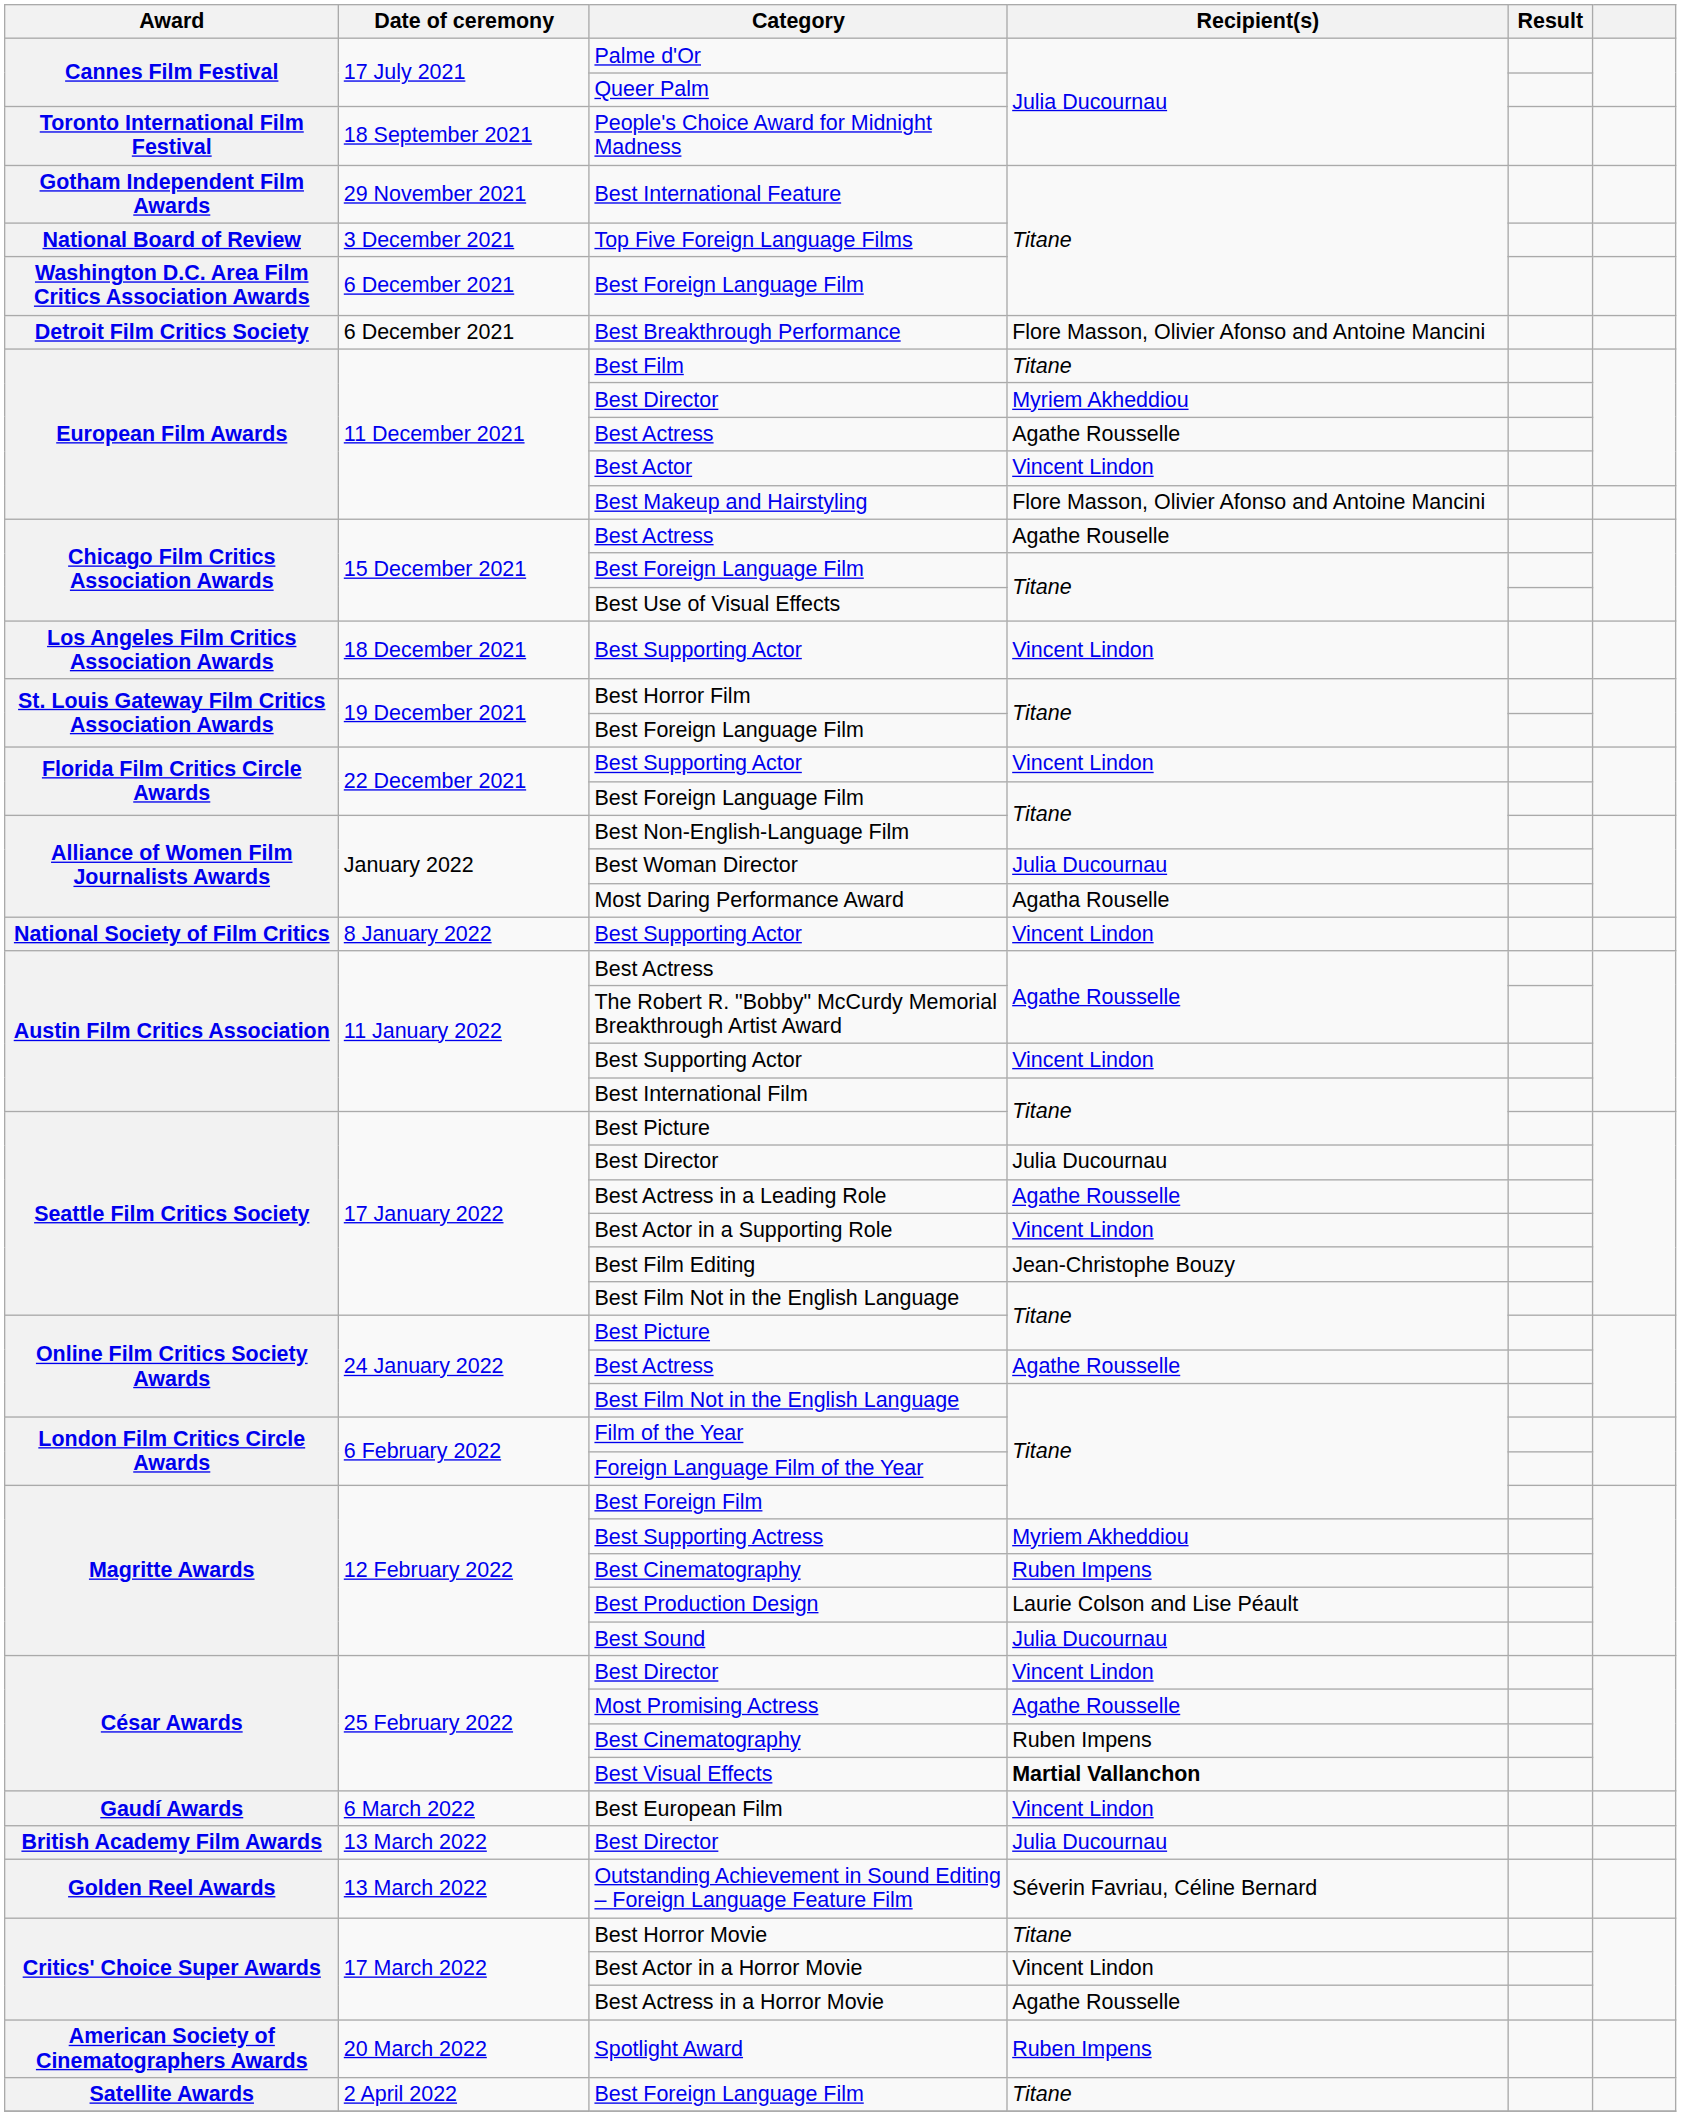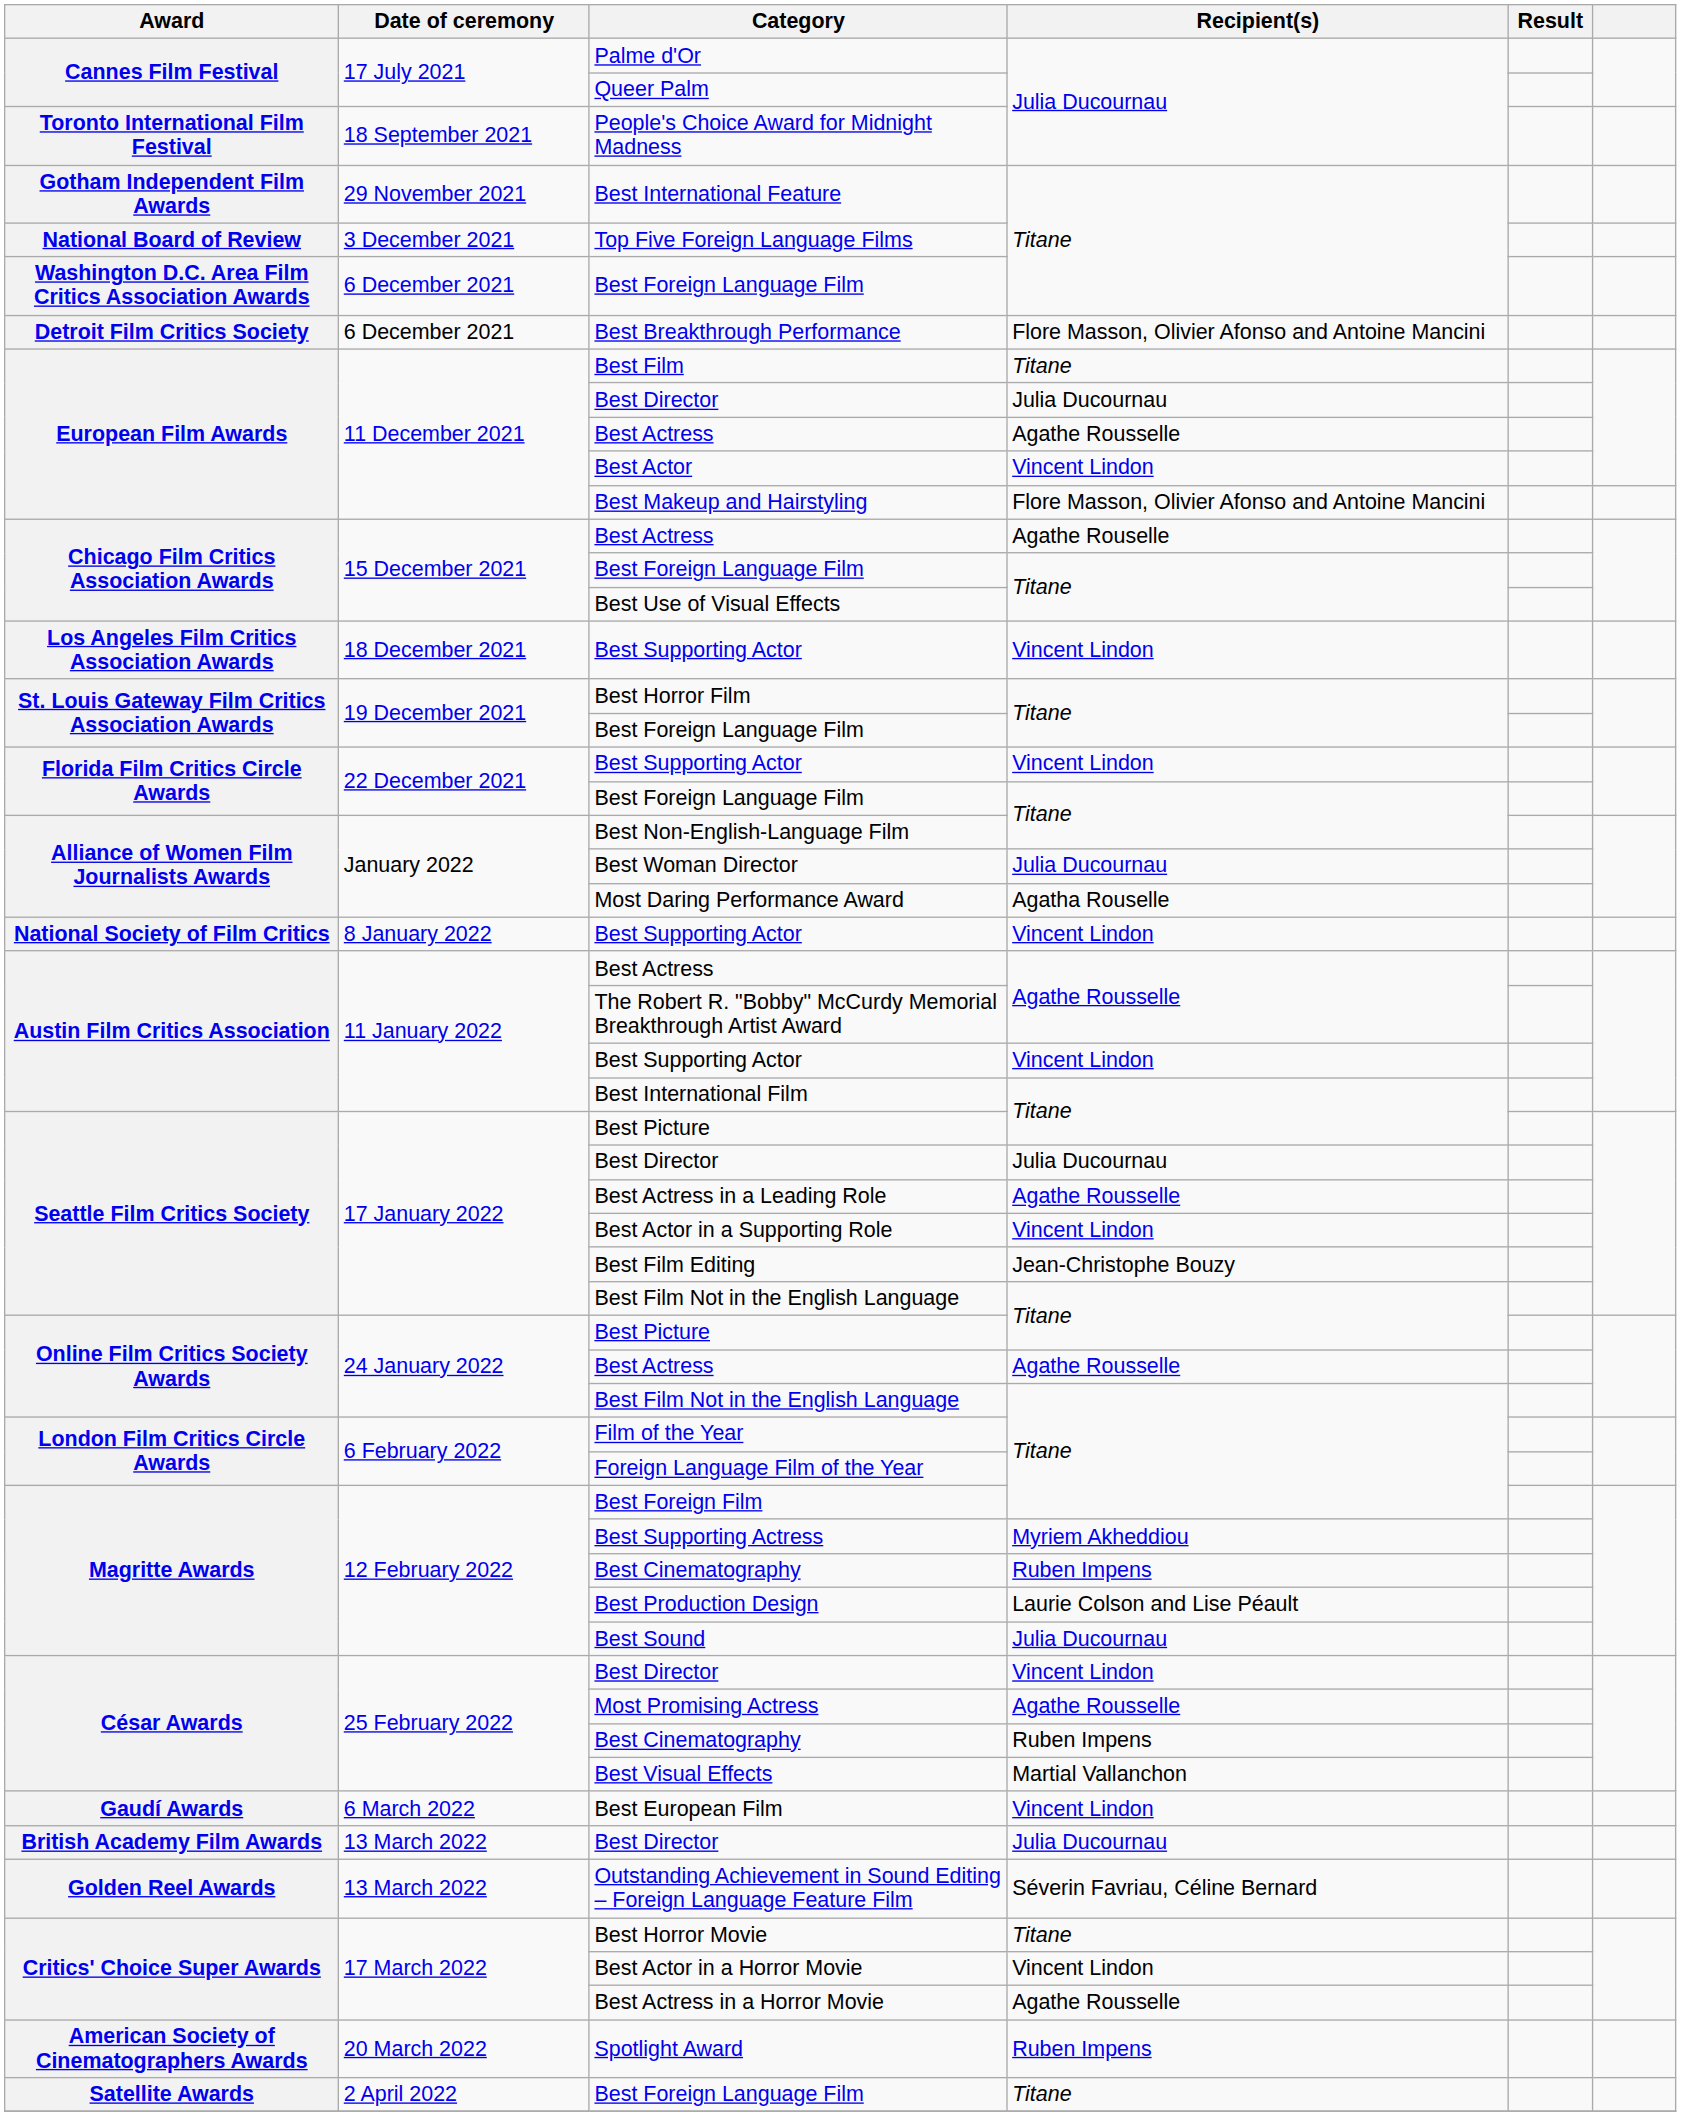(1100, 399) Myriem Akheddiou -> (1090, 399) Julia Ducournau
(1106, 1774) bold -> (1100, 1774) normal
